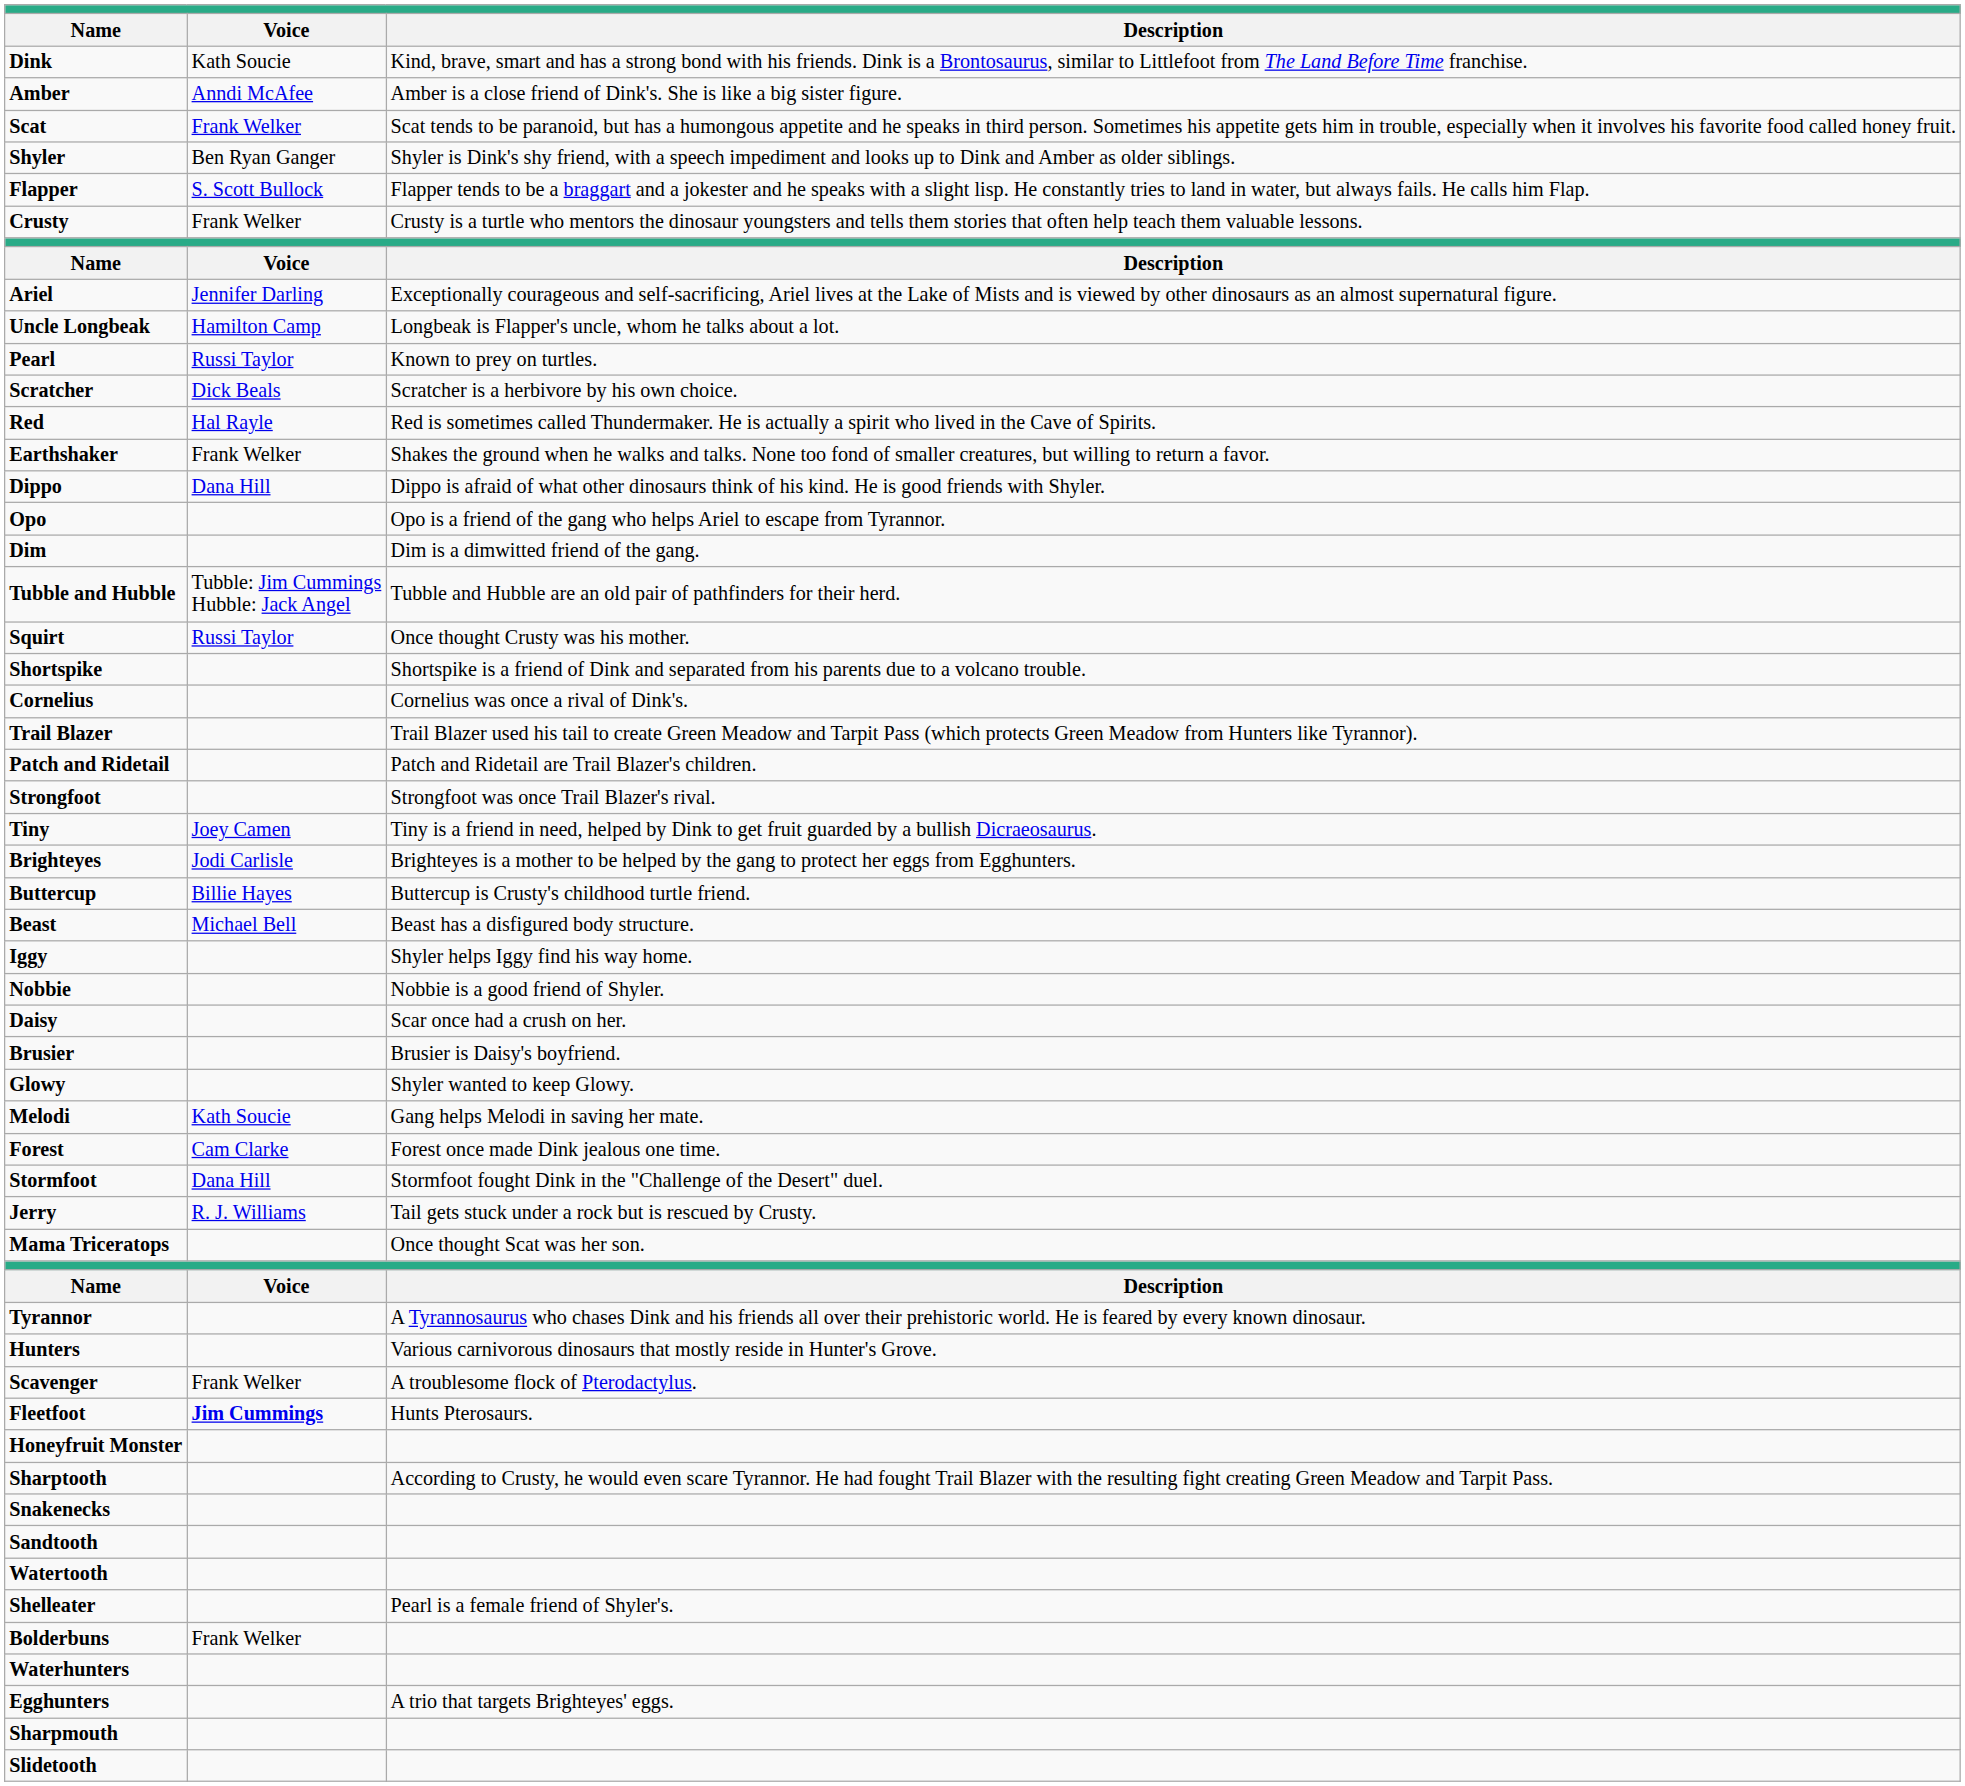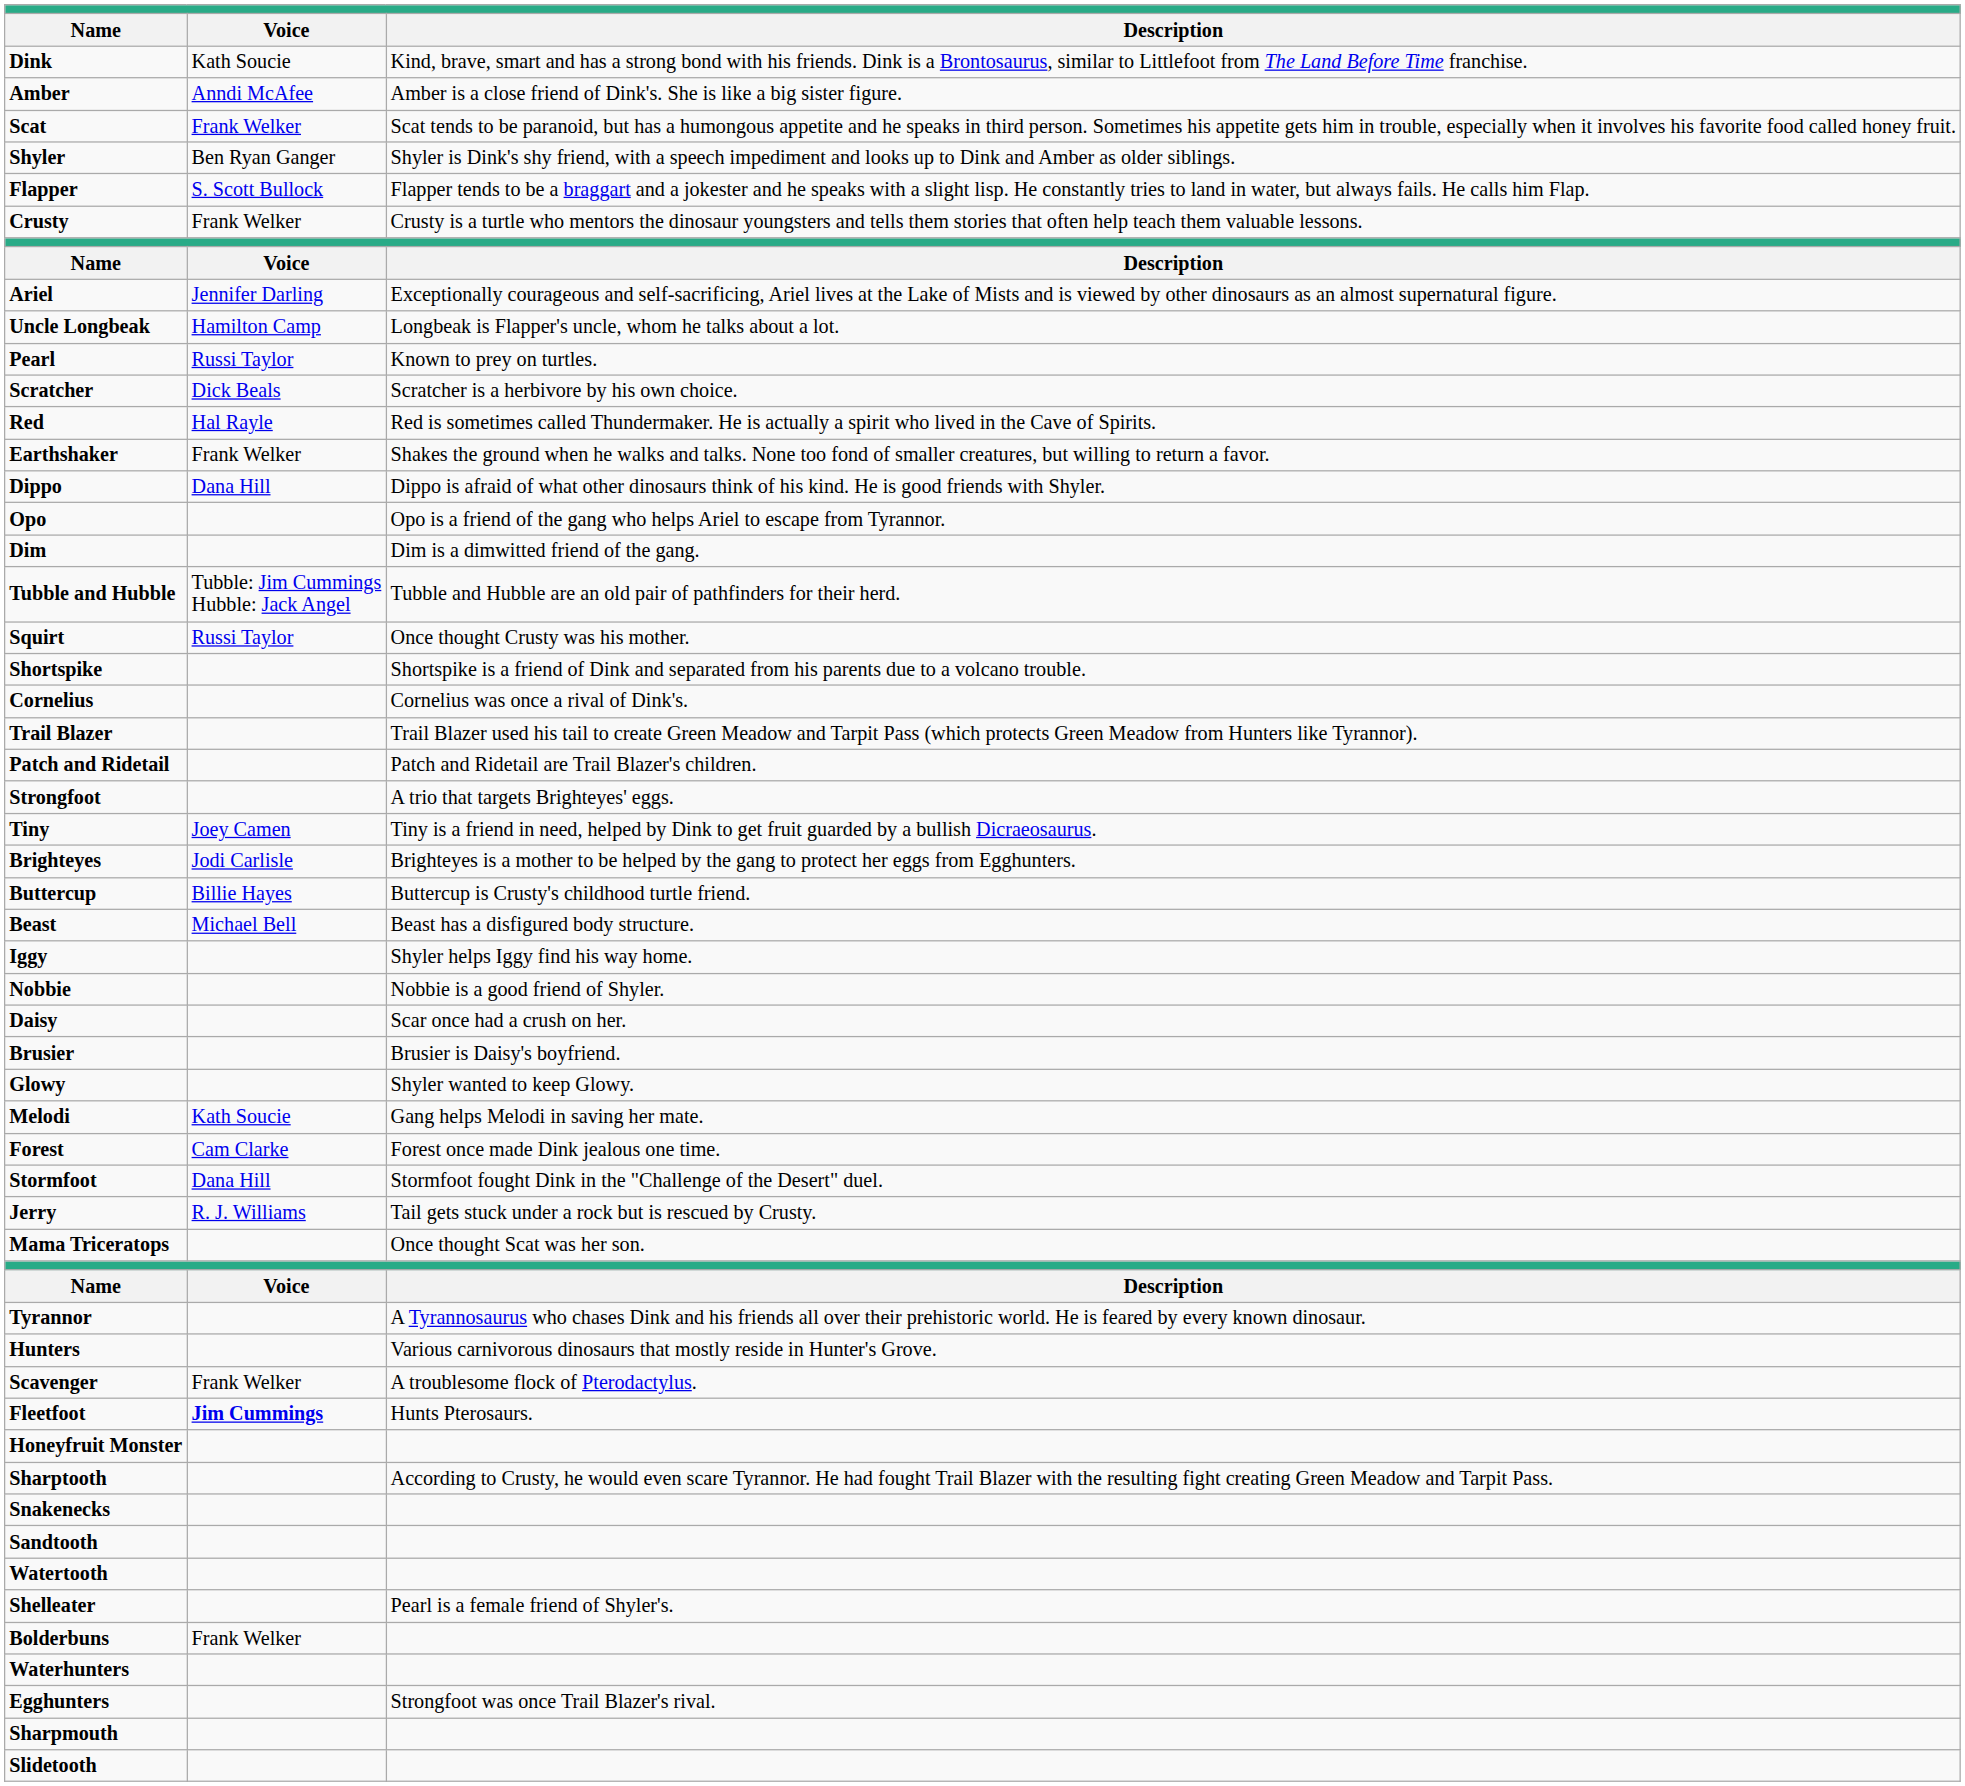(553, 797) Strongfoot was once Trail Blazer's rival. -> (532, 797) A trio that targets Brighteyes' eggs.
(532, 1701) A trio that targets Brighteyes' eggs. -> (553, 1701) Strongfoot was once Trail Blazer's rival.
